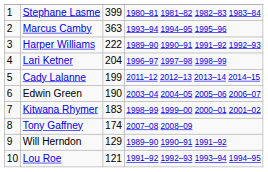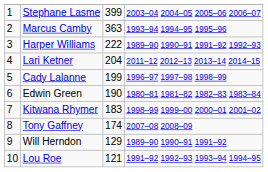(194, 12) 1980–81 1981–82 1982–83 1983–84 -> (194, 12) 2003–04 2004–05 2005–06 2006–07
(176, 61) 1996–97 1997–98 1998–99 -> (193, 61) 2011–12 2012–13 2013–14 2014–15
(193, 77) 2011–12 2012–13 2013–14 2014–15 -> (176, 77) 1996–97 1997–98 1998–99
(194, 94) 2003–04 2004–05 2005–06 2006–07 -> (194, 94) 1980–81 1981–82 1982–83 1983–84
